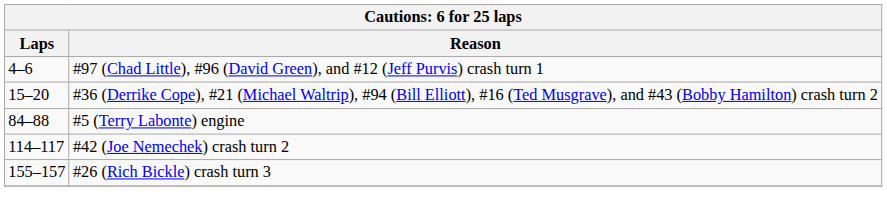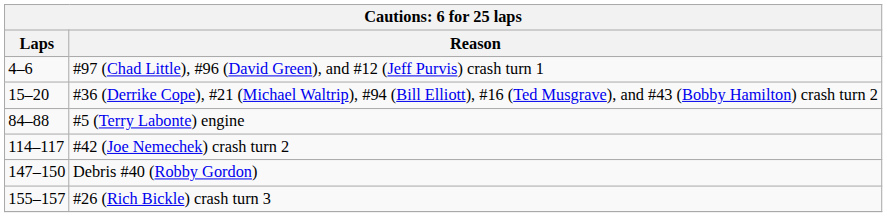+ row: (165, 172)
